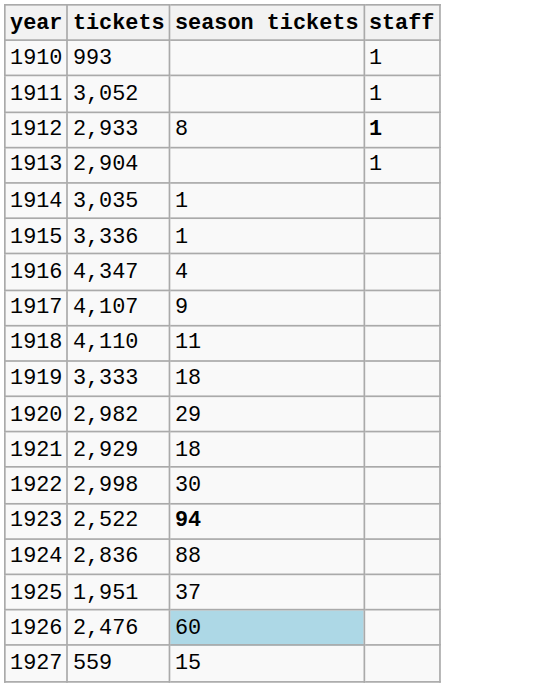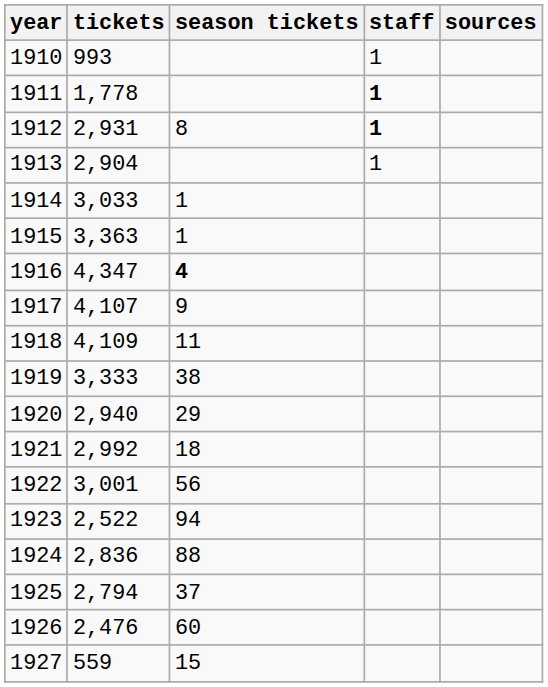+ column: (491, 23)
(106, 94) 3,052 -> (106, 94) 1,778
(375, 94) normal -> (375, 94) bold
(106, 129) 2,933 -> (106, 129) 2,931
(106, 201) 3,035 -> (106, 201) 3,033
(106, 236) 3,336 -> (106, 236) 3,363
(182, 272) normal -> (182, 272) bold
(106, 343) 4,110 -> (106, 343) 4,109
(188, 379) 18 -> (188, 379) 38
(106, 414) 2,982 -> (106, 414) 2,940
(106, 450) 2,929 -> (106, 450) 2,992
(106, 485) 2,998 -> (106, 485) 3,001
(188, 485) 30 -> (188, 485) 56
(188, 521) bold -> (188, 521) normal
(106, 592) 1,951 -> (106, 592) 2,794
(188, 628) lightblue background -> (188, 628) no background
